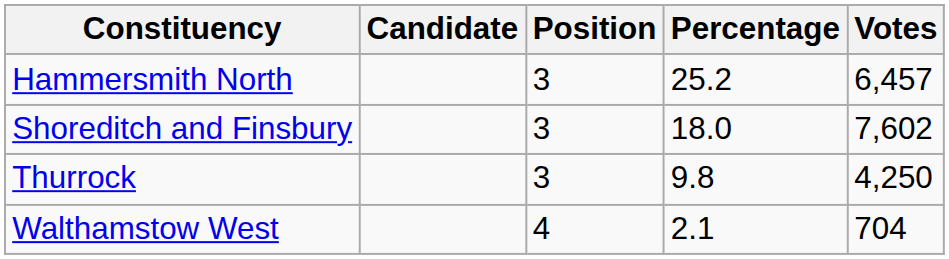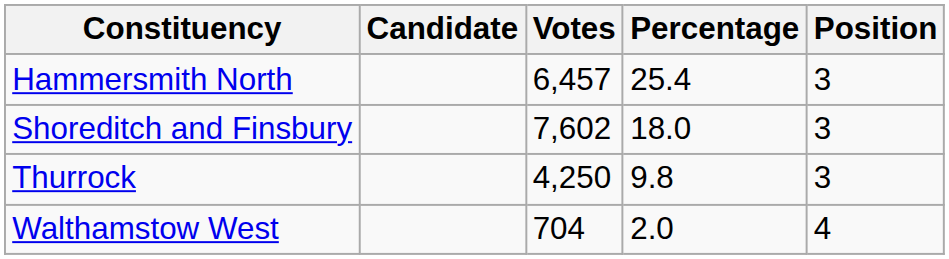columns swapped: (896, 29) <-> (594, 29)
(701, 79) 25.2 -> (661, 79) 25.4
(693, 228) 2.1 -> (652, 228) 2.0
